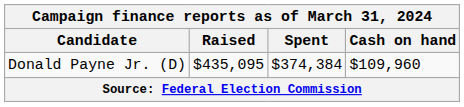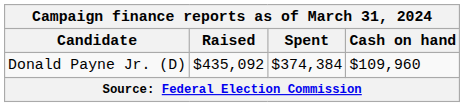(229, 65) $435,095 -> (229, 65) $435,092
